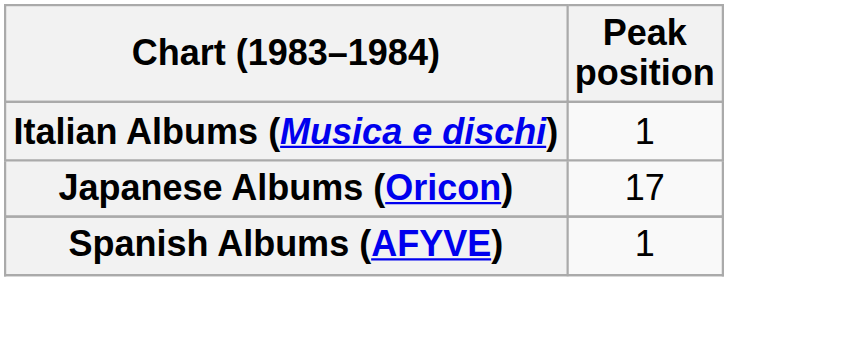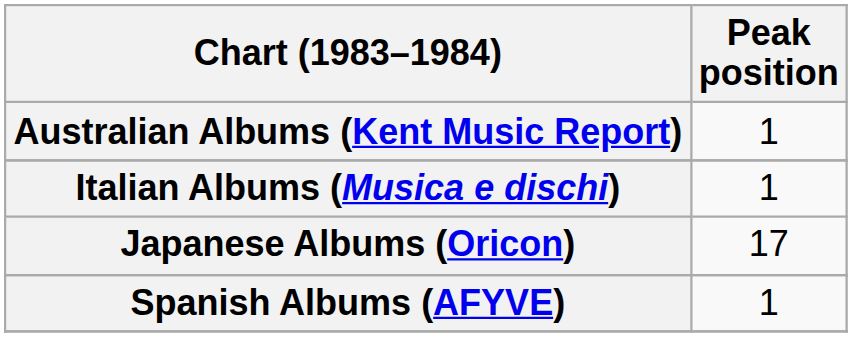+ row: (348, 130)
